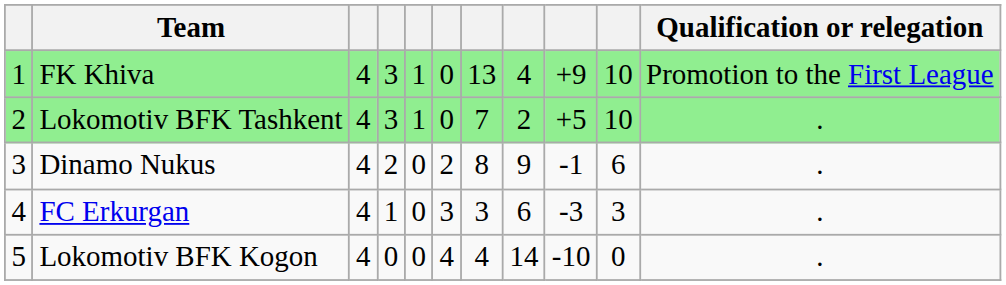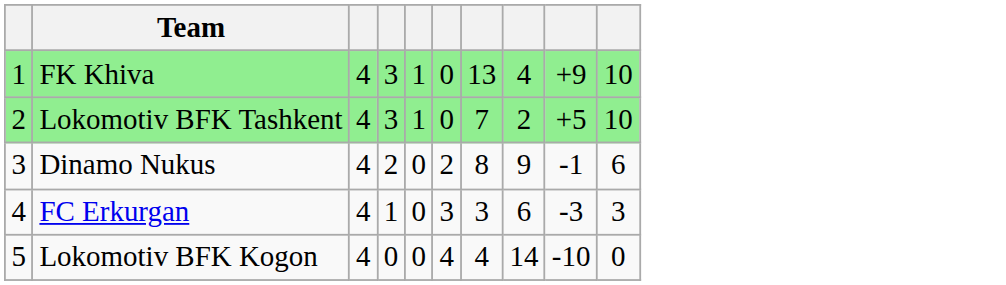- column: (820, 27)
